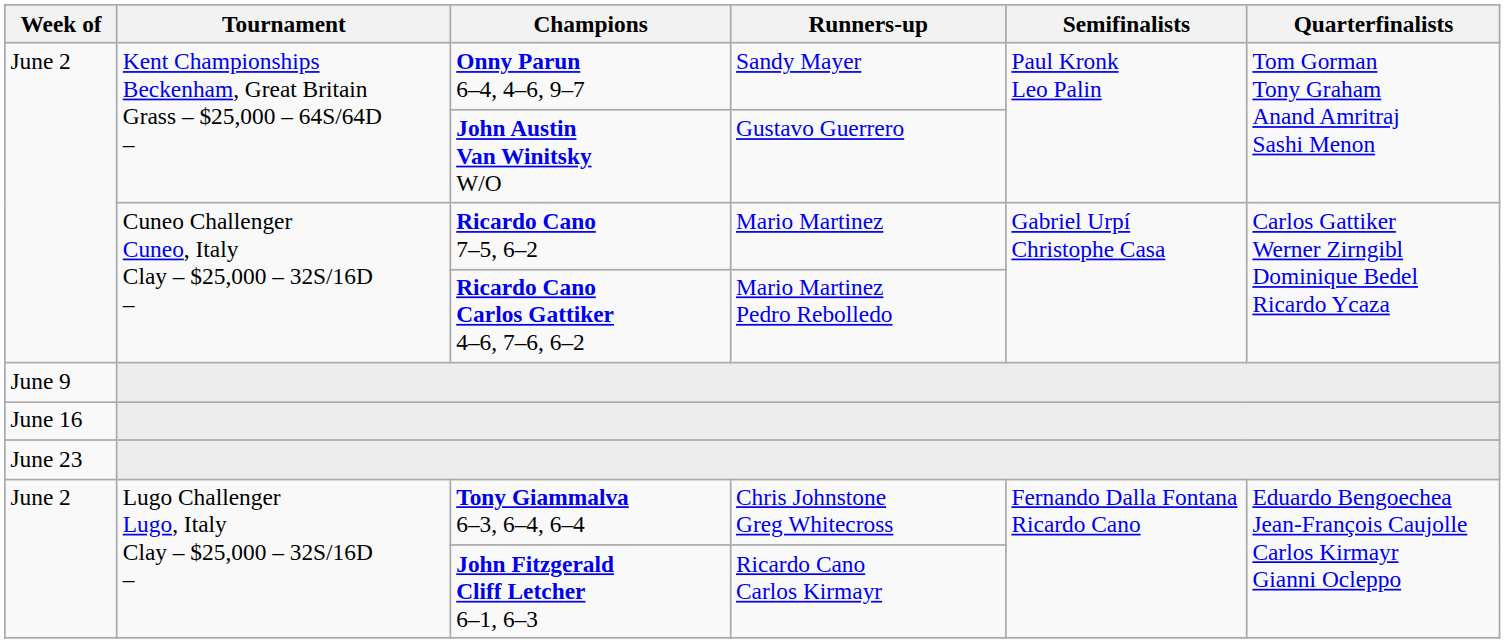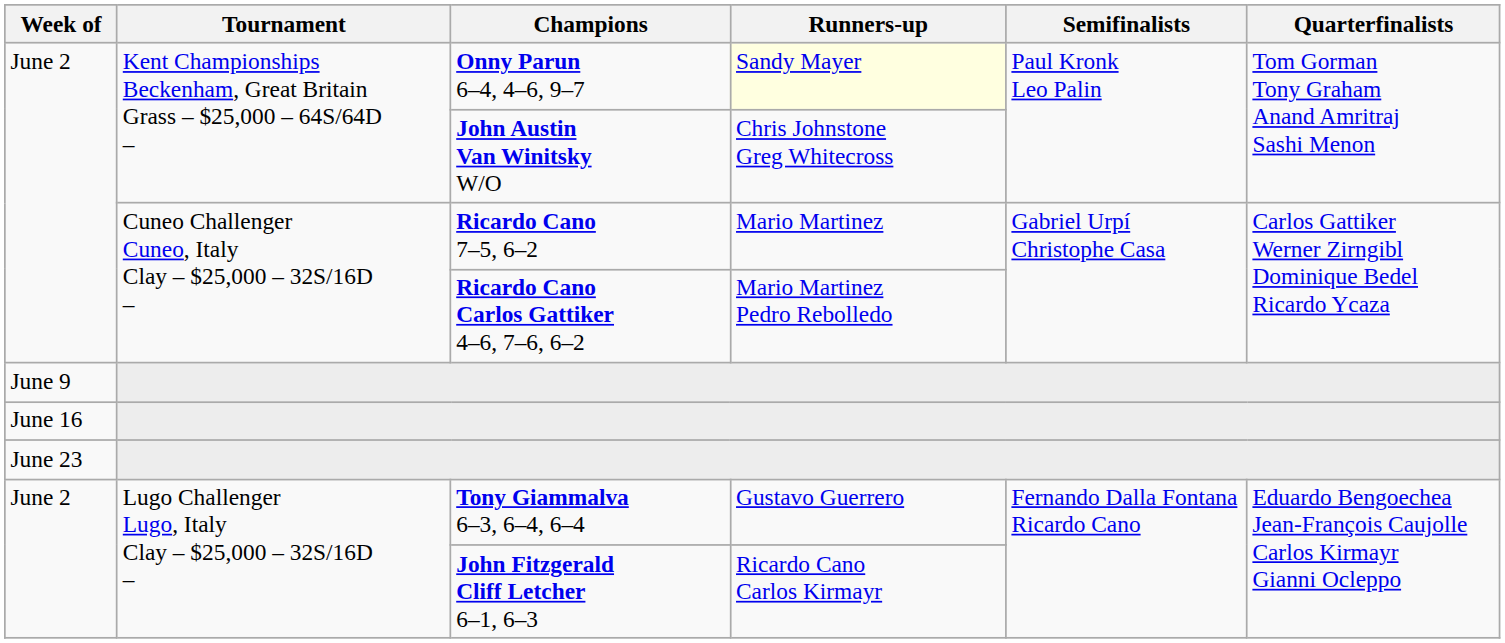(799, 61) no background -> (799, 61) lightyellow background
(820, 128) Gustavo Guerrero -> (815, 141) Chris Johnstone Greg Whitecross
(815, 511) Chris Johnstone Greg Whitecross -> (820, 497) Gustavo Guerrero
